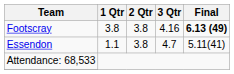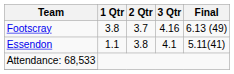(141, 28) 3.8 -> (141, 28) 3.7
(207, 28) bold -> (207, 28) normal
(169, 45) 4.7 -> (169, 45) 4.1
